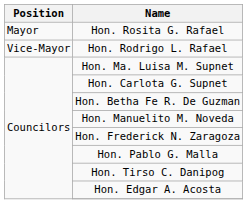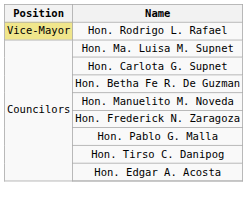- row: (158, 31)
(39, 48) no background -> (39, 31) khaki background
